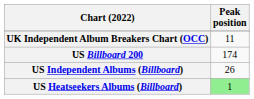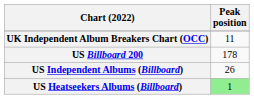(230, 54) 174 -> (230, 54) 178
